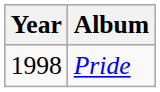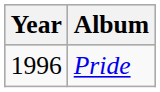(36, 65) 1998 -> (36, 65) 1996
